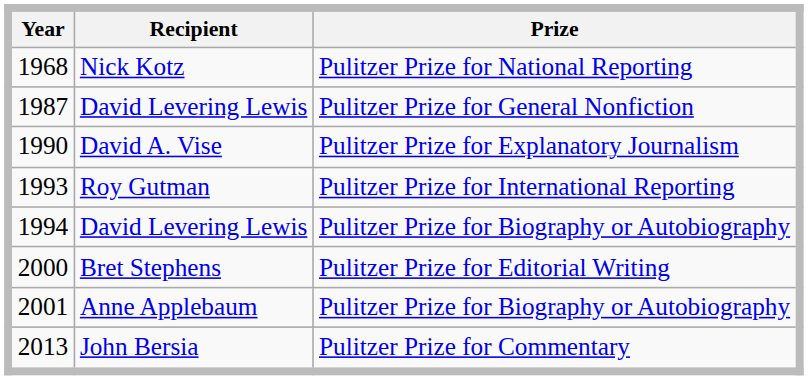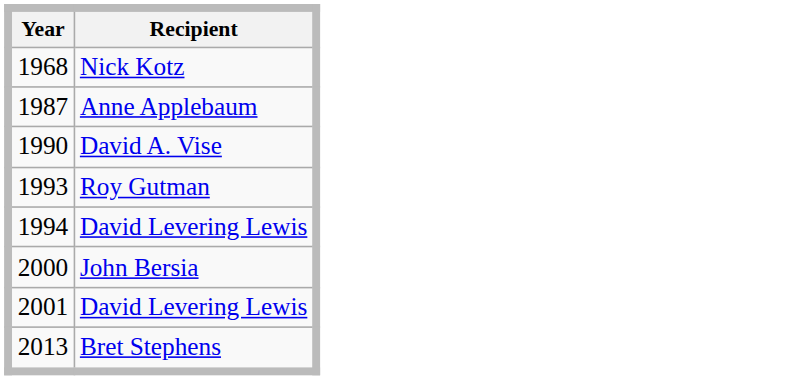- column: (555, 28)
(194, 106) David Levering Lewis -> (169, 106) Anne Applebaum
(150, 267) Bret Stephens -> (139, 267) John Bersia
(169, 307) Anne Applebaum -> (194, 307) David Levering Lewis
(139, 347) John Bersia -> (150, 347) Bret Stephens
